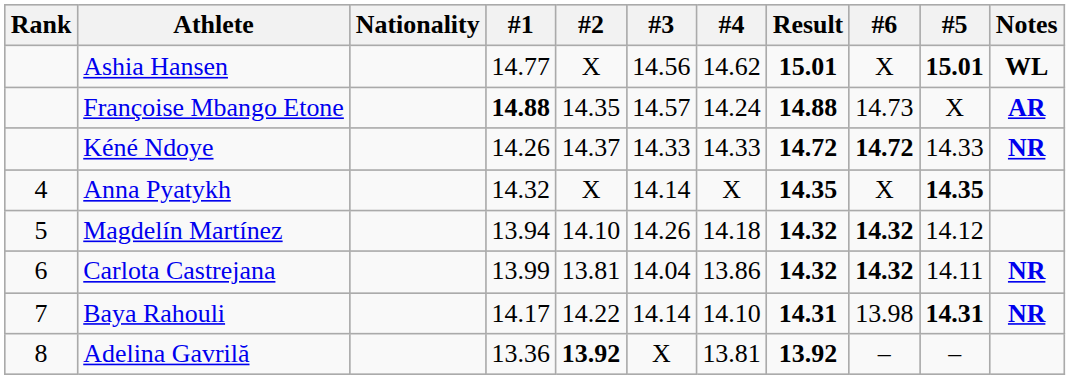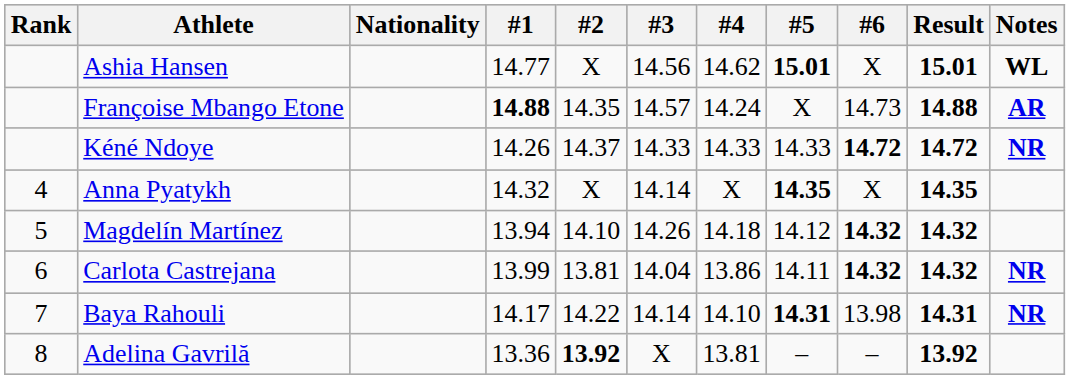columns swapped: (955, 25) <-> (808, 25)
